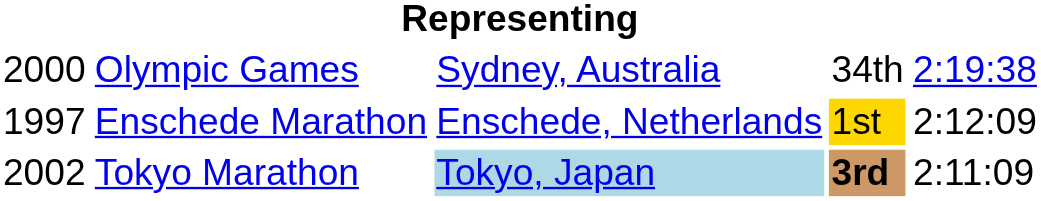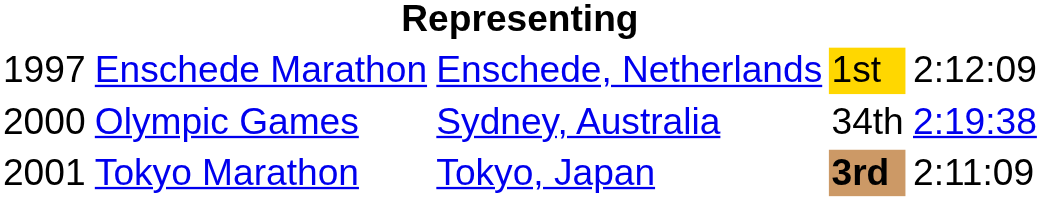rows swapped: (261, 121) <-> (227, 70)
(44, 172) 2002 -> (44, 172) 2001
(546, 172) lightblue background -> (546, 172) no background
